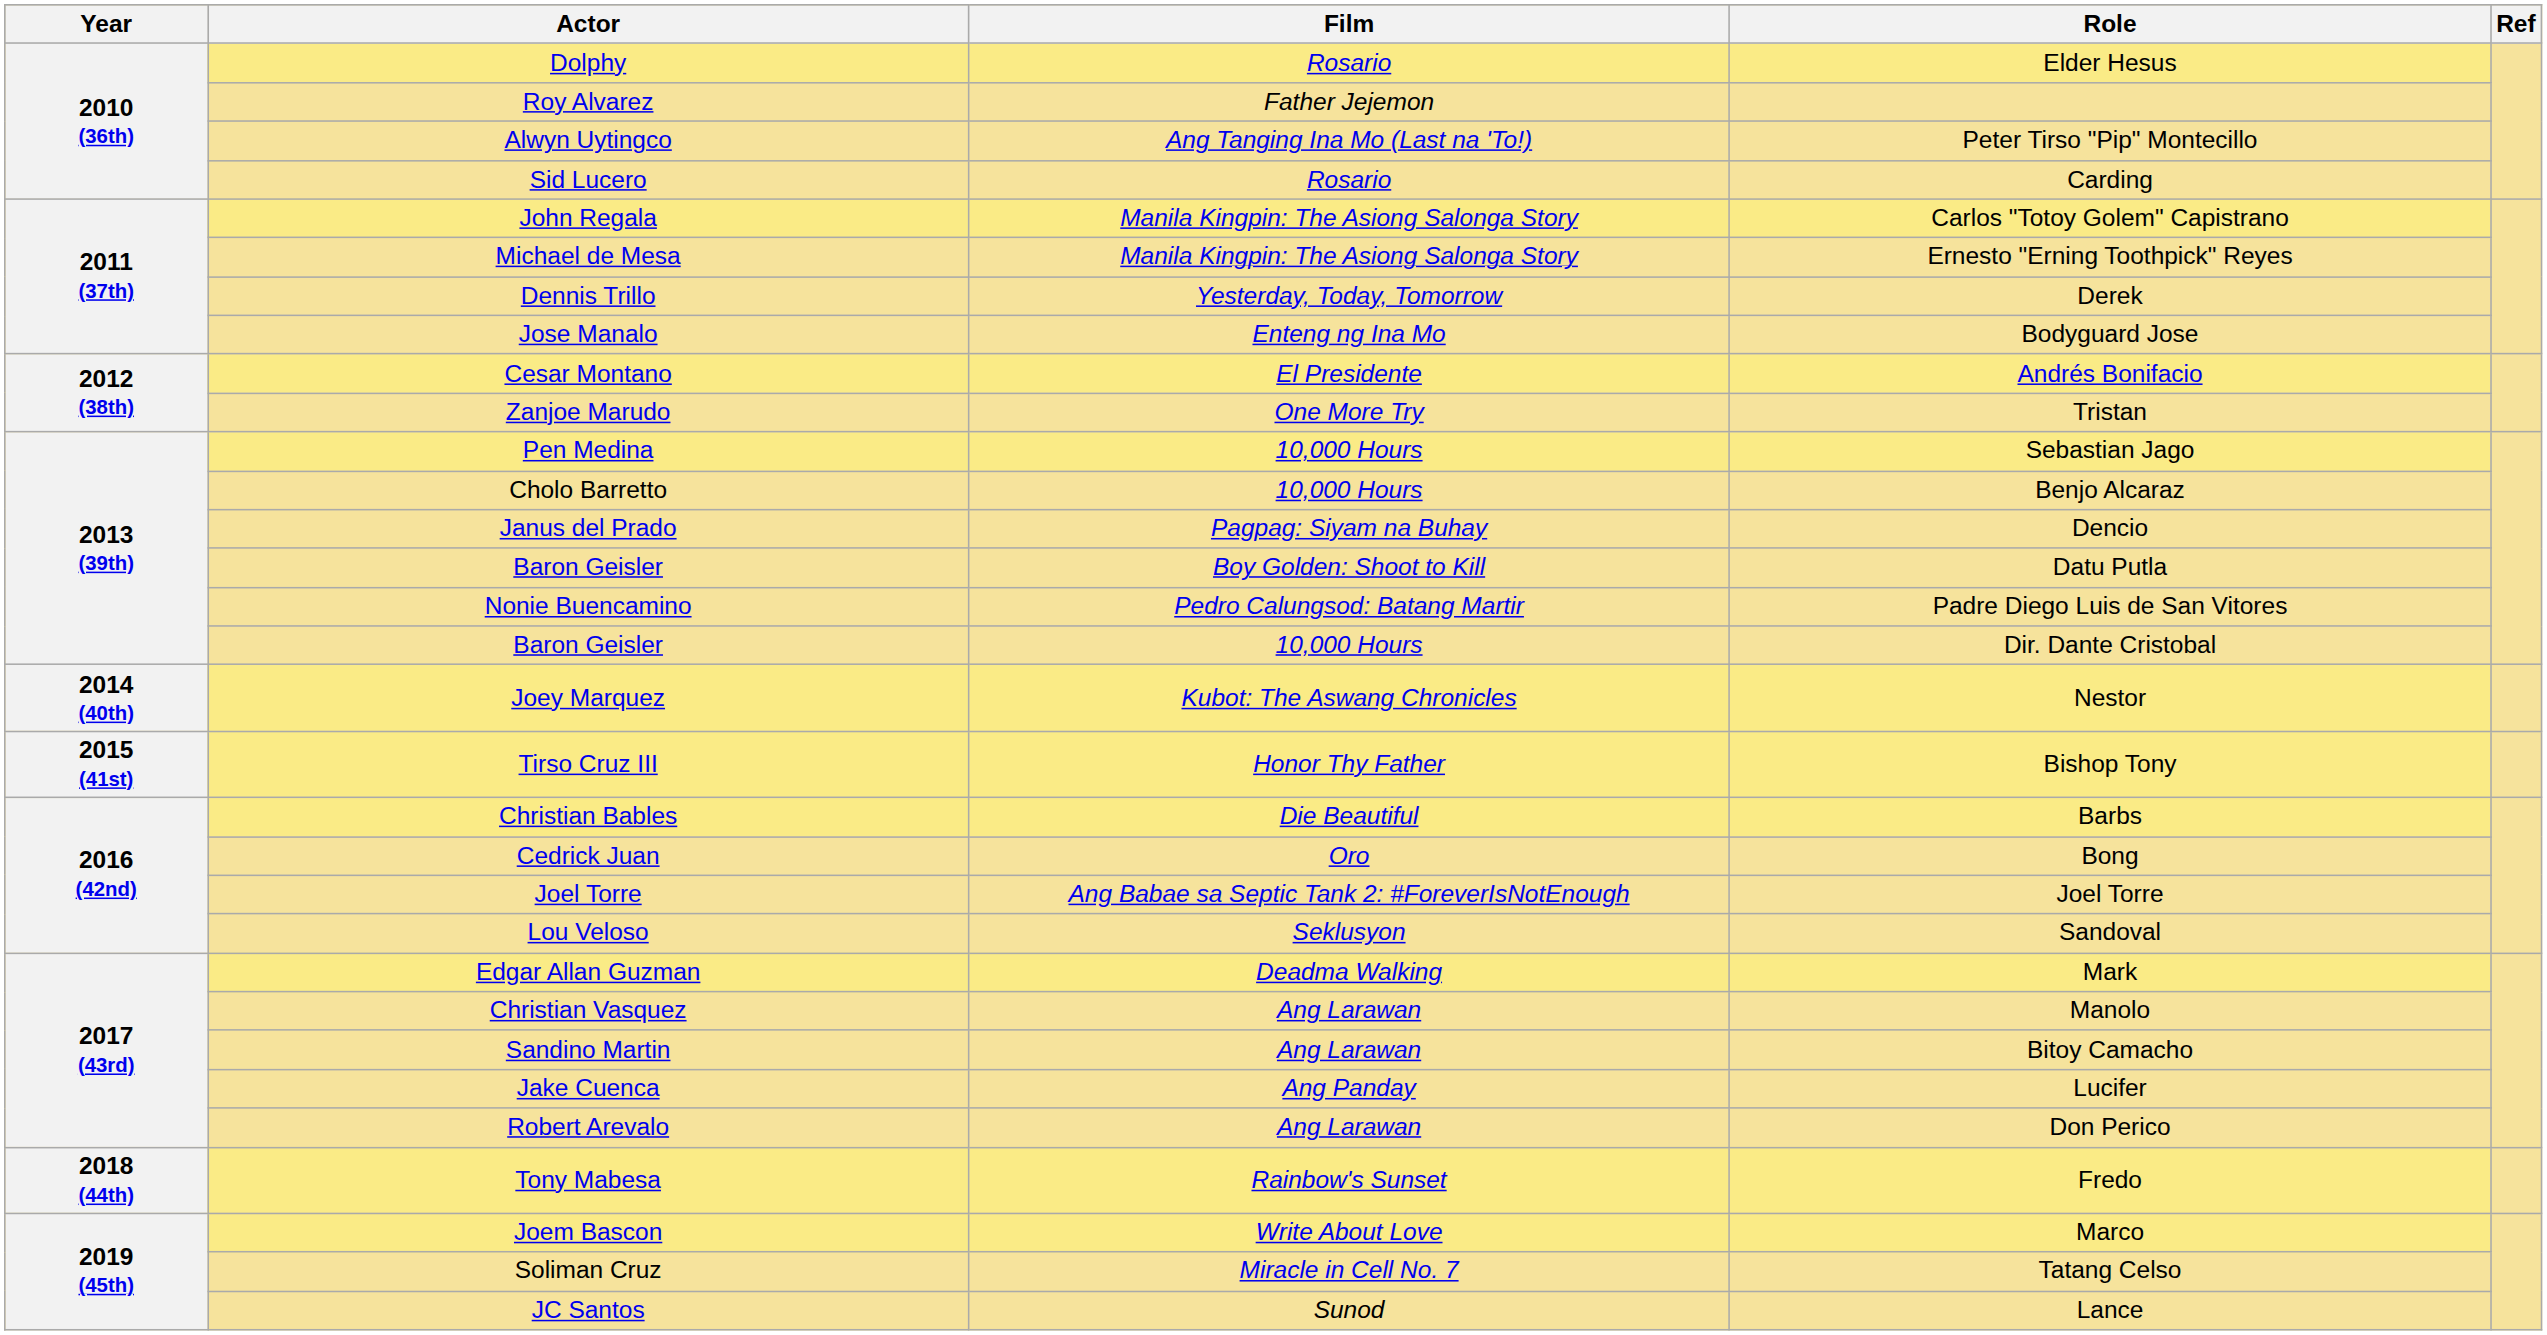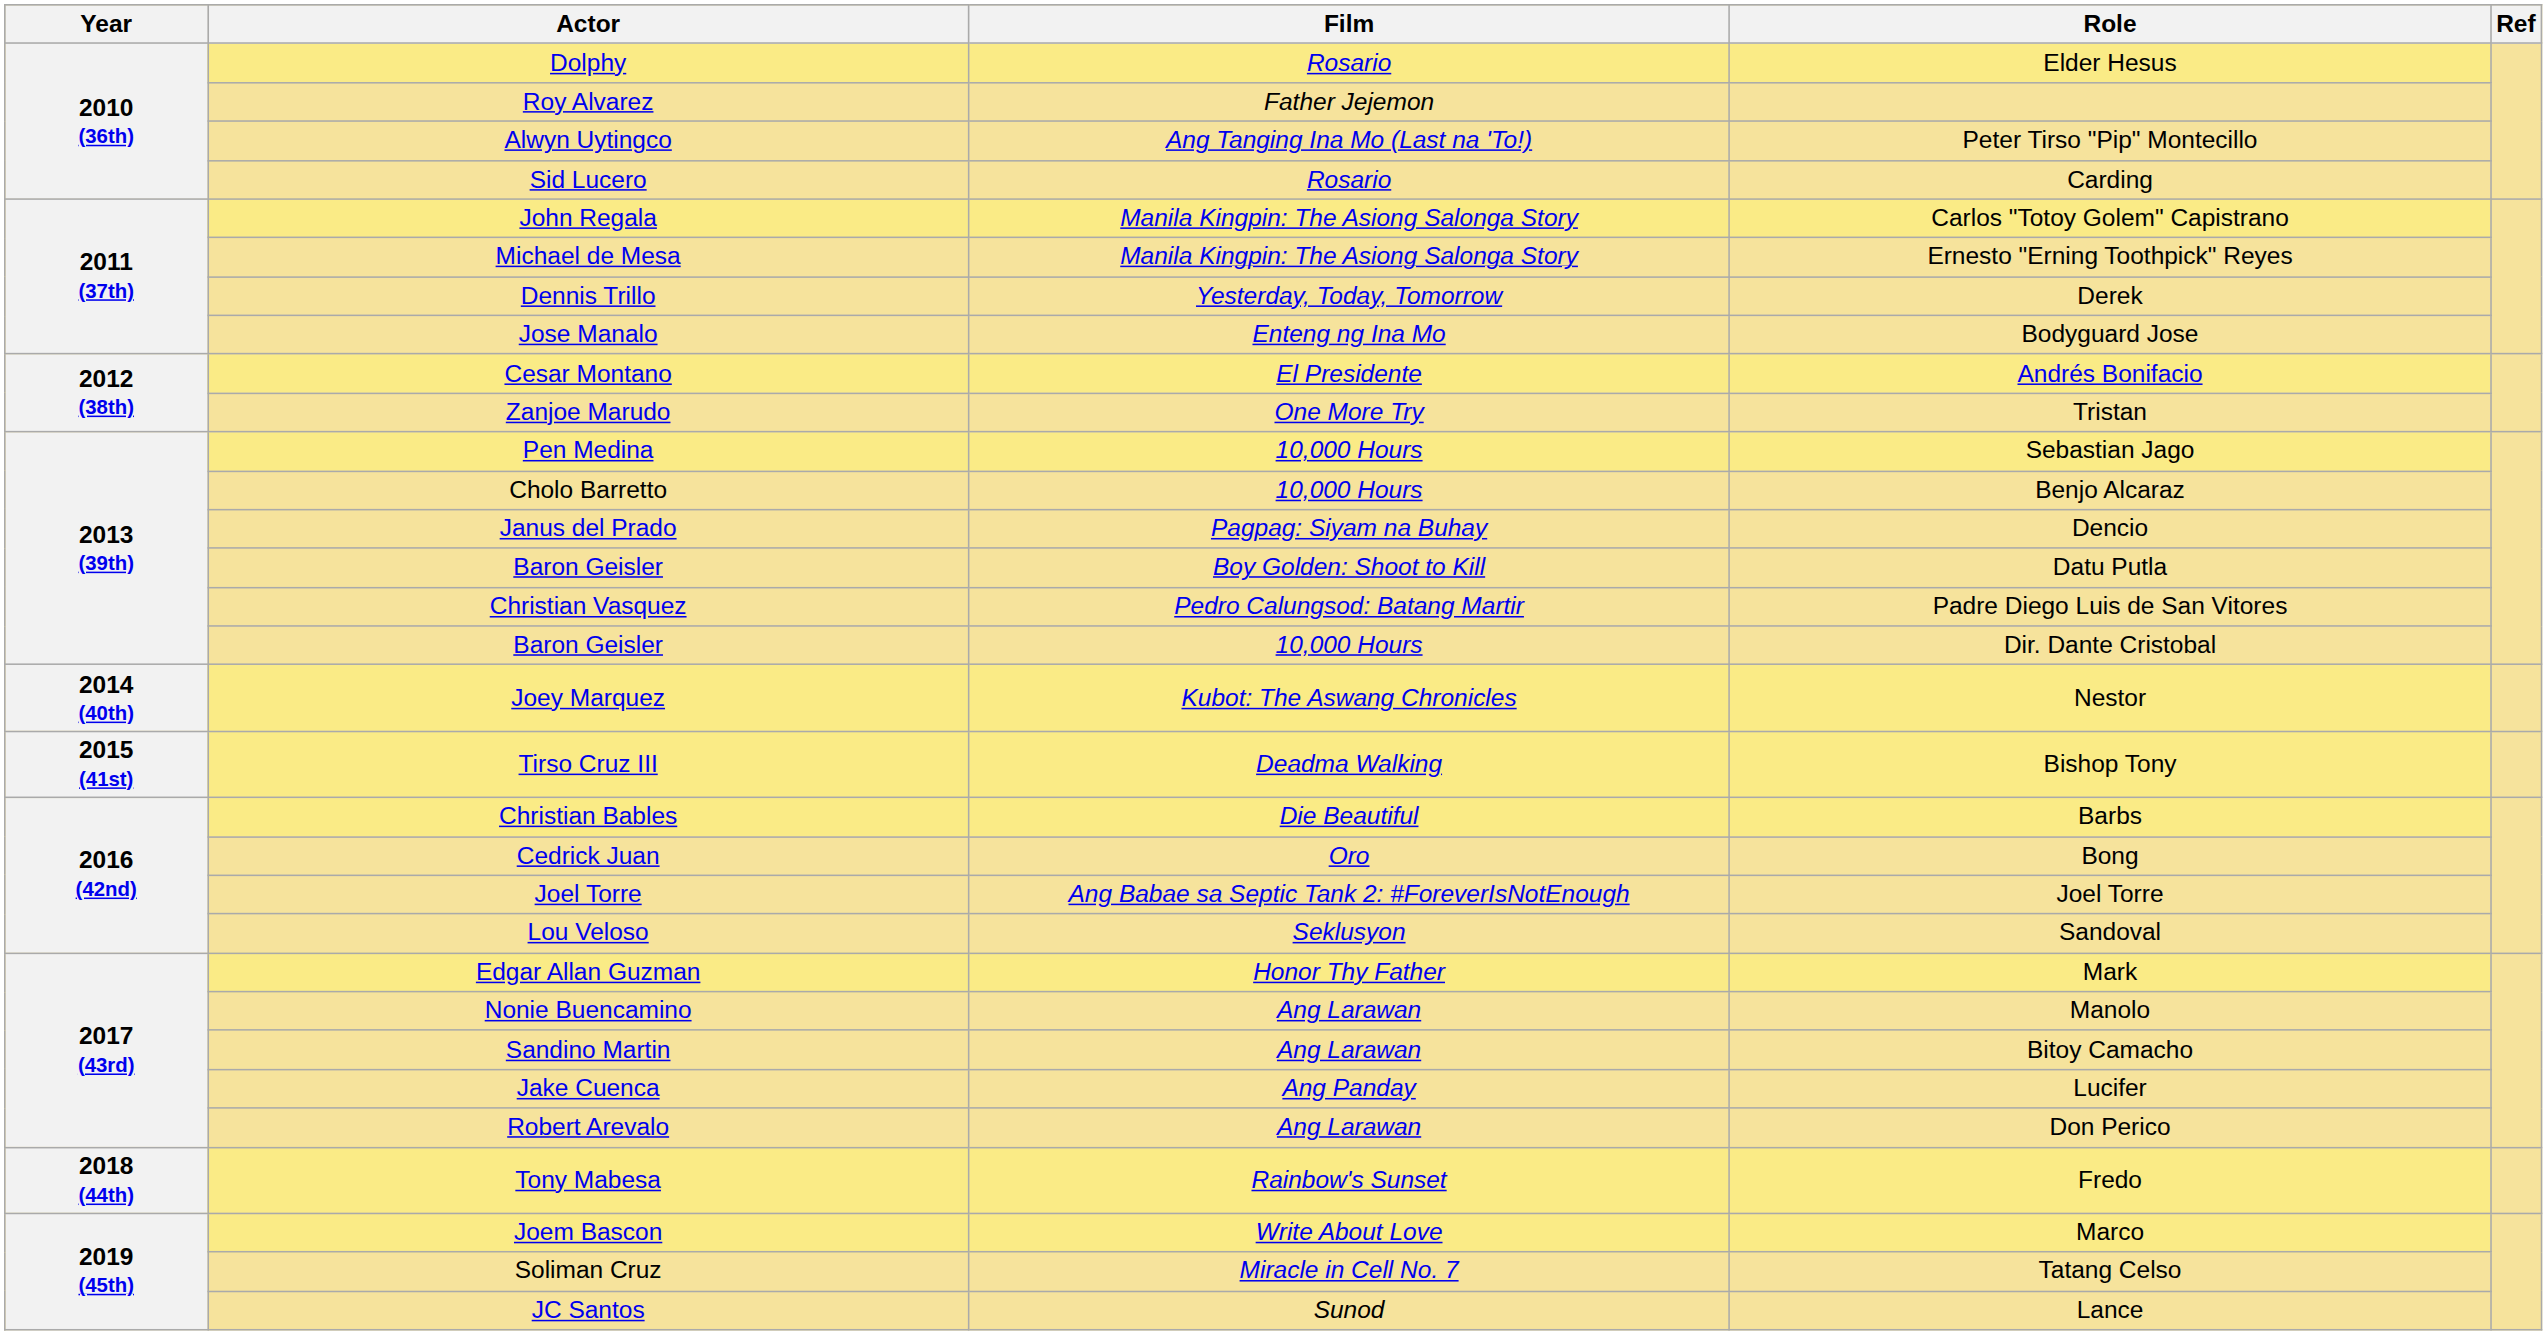(588, 606) Nonie Buencamino -> (588, 606) Christian Vasquez
(1349, 764) Honor Thy Father -> (1349, 764) Deadma Walking
(1349, 971) Deadma Walking -> (1349, 971) Honor Thy Father
(588, 1010) Christian Vasquez -> (588, 1010) Nonie Buencamino
